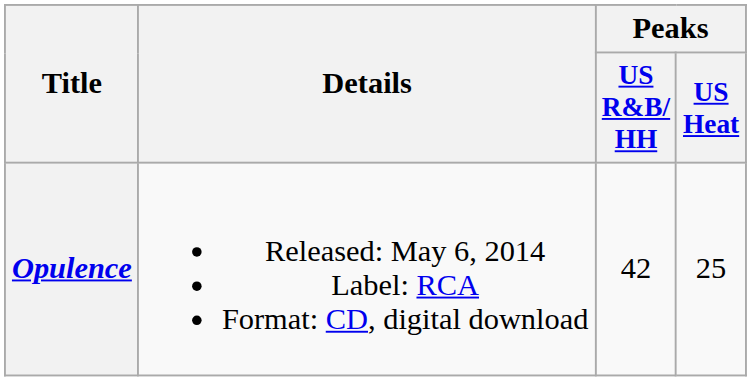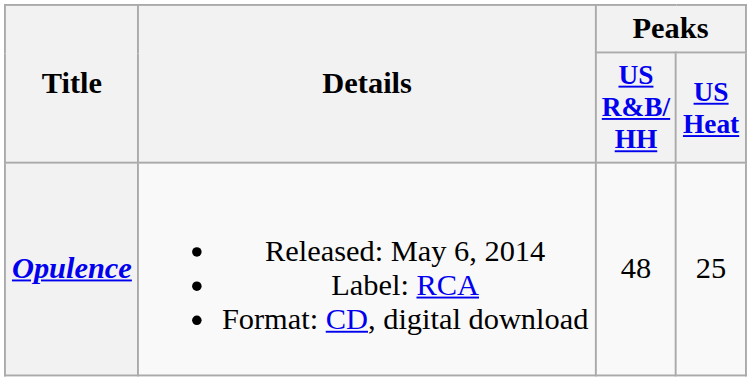(636, 268) 42 -> (636, 268) 48
